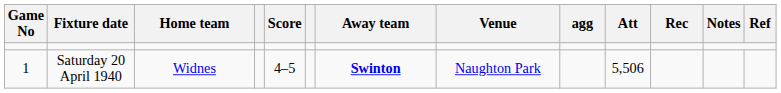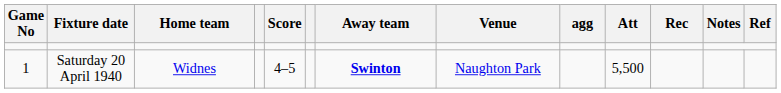(628, 68) 5,506 -> (628, 68) 5,500
